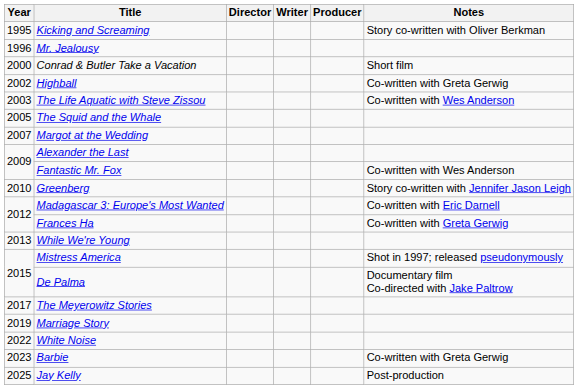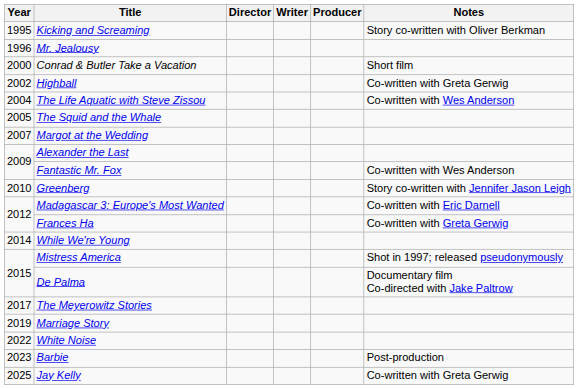(19, 100) 2003 -> (19, 100) 2004
(19, 240) 2013 -> (19, 240) 2014
(437, 358) Co-written with Greta Gerwig -> (405, 358) Post-production
(405, 375) Post-production -> (437, 375) Co-written with Greta Gerwig
